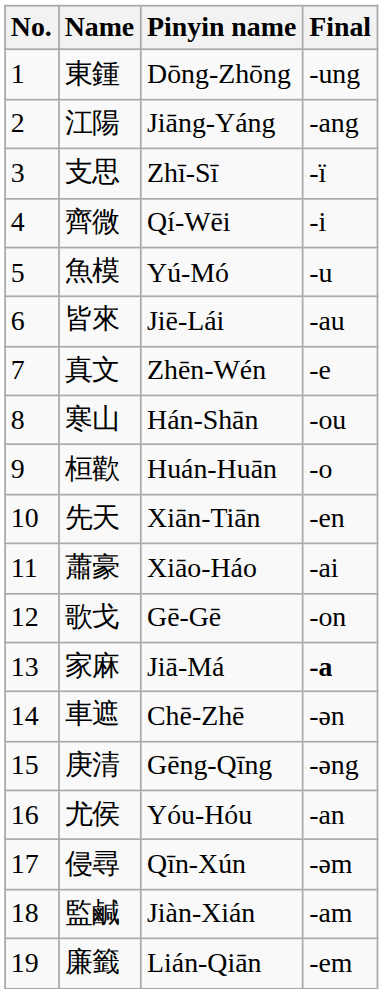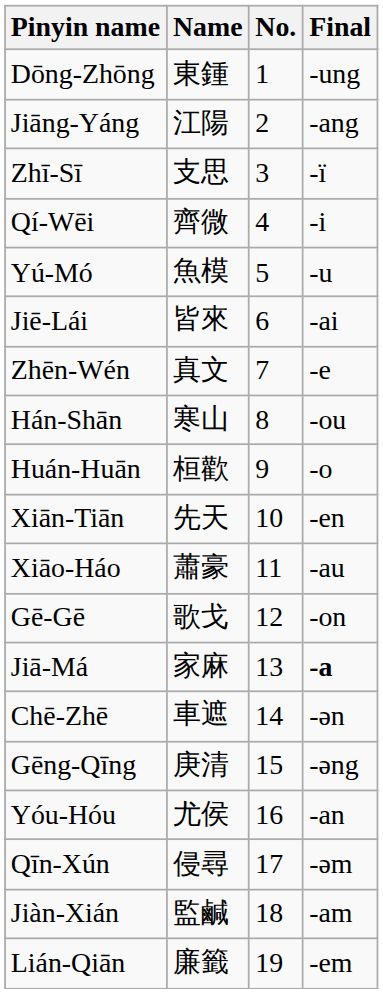columns swapped: (31, 27) <-> (222, 27)
(327, 321) -au -> (324, 321) -ai
(324, 567) -ai -> (327, 567) -au
